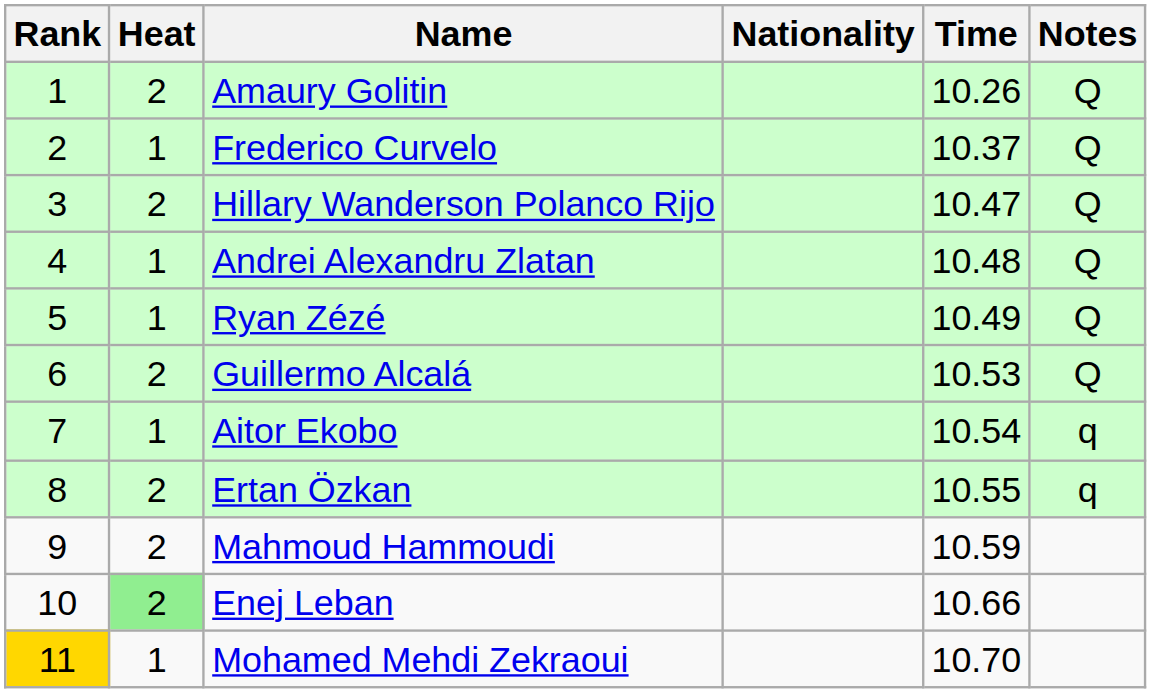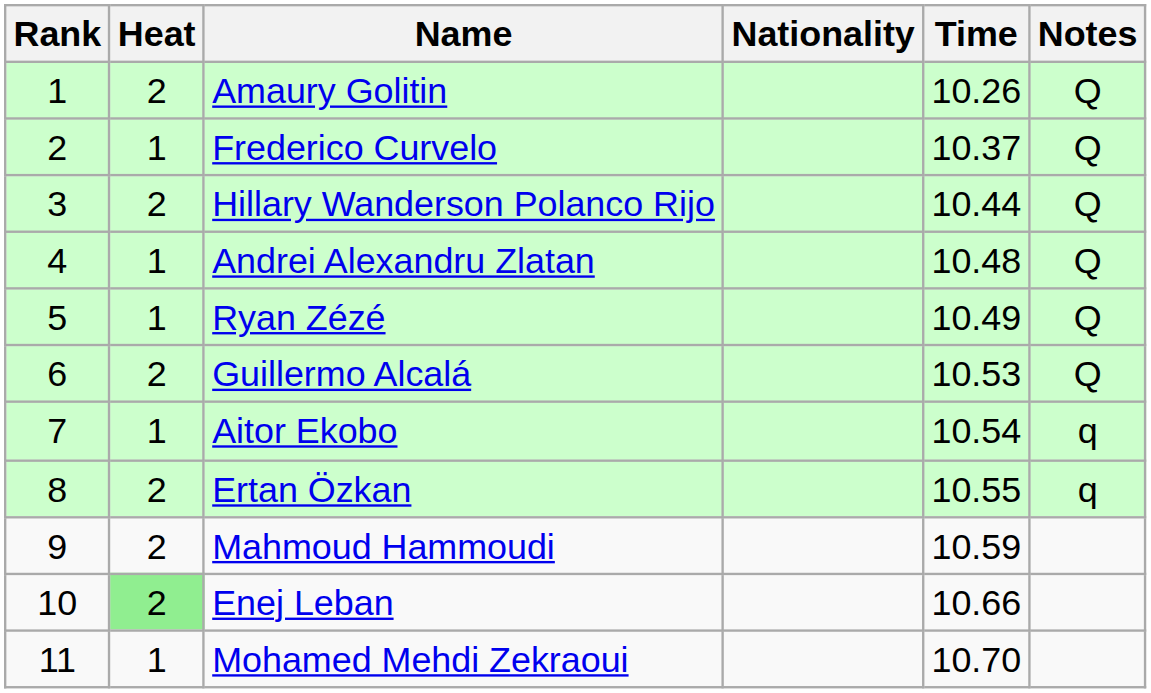(976, 204) 10.47 -> (976, 204) 10.44
(57, 658) gold background -> (57, 658) no background
